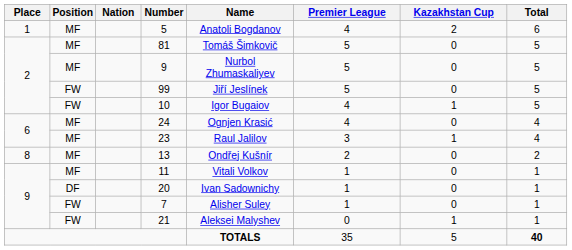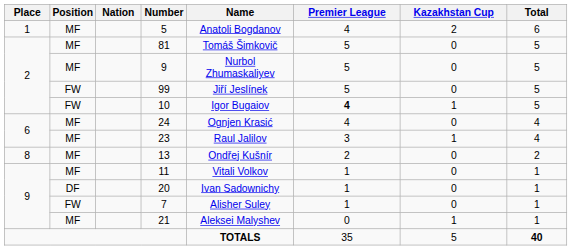(347, 106) normal -> (347, 106) bold
(73, 221) FW -> (73, 221) MF
